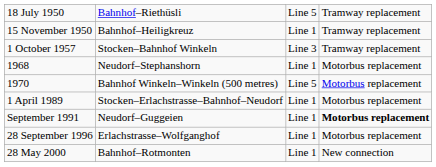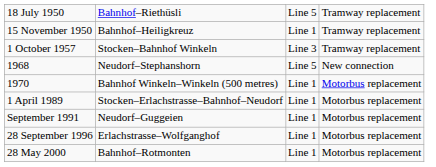(302, 65) Line 1 -> (302, 65) Line 5
(372, 65) Motorbus replacement -> (358, 65) New connection
(302, 83) Line 5 -> (302, 83) Line 1
(375, 118) bold -> (372, 118) normal
(358, 153) New connection -> (372, 153) Motorbus replacement
